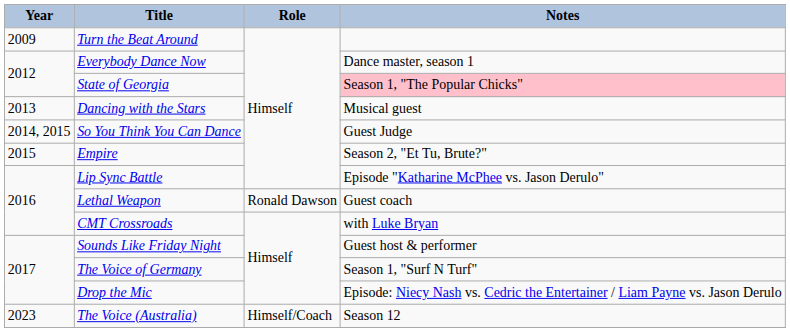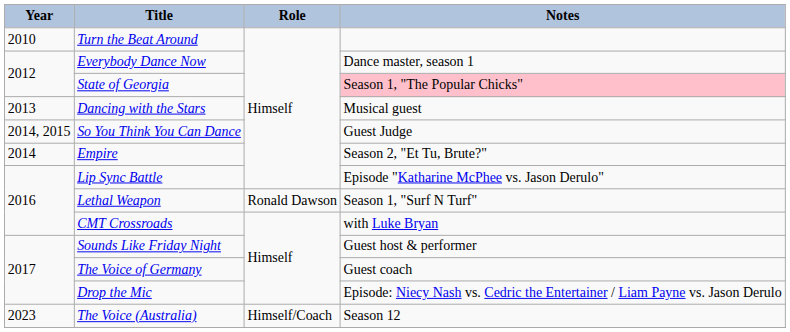(22, 39) 2009 -> (22, 39) 2010
(22, 154) 2015 -> (22, 154) 2014
(378, 200) Guest coach -> (410, 200) Season 1, "Surf N Turf"
(410, 269) Season 1, "Surf N Turf" -> (378, 269) Guest coach
